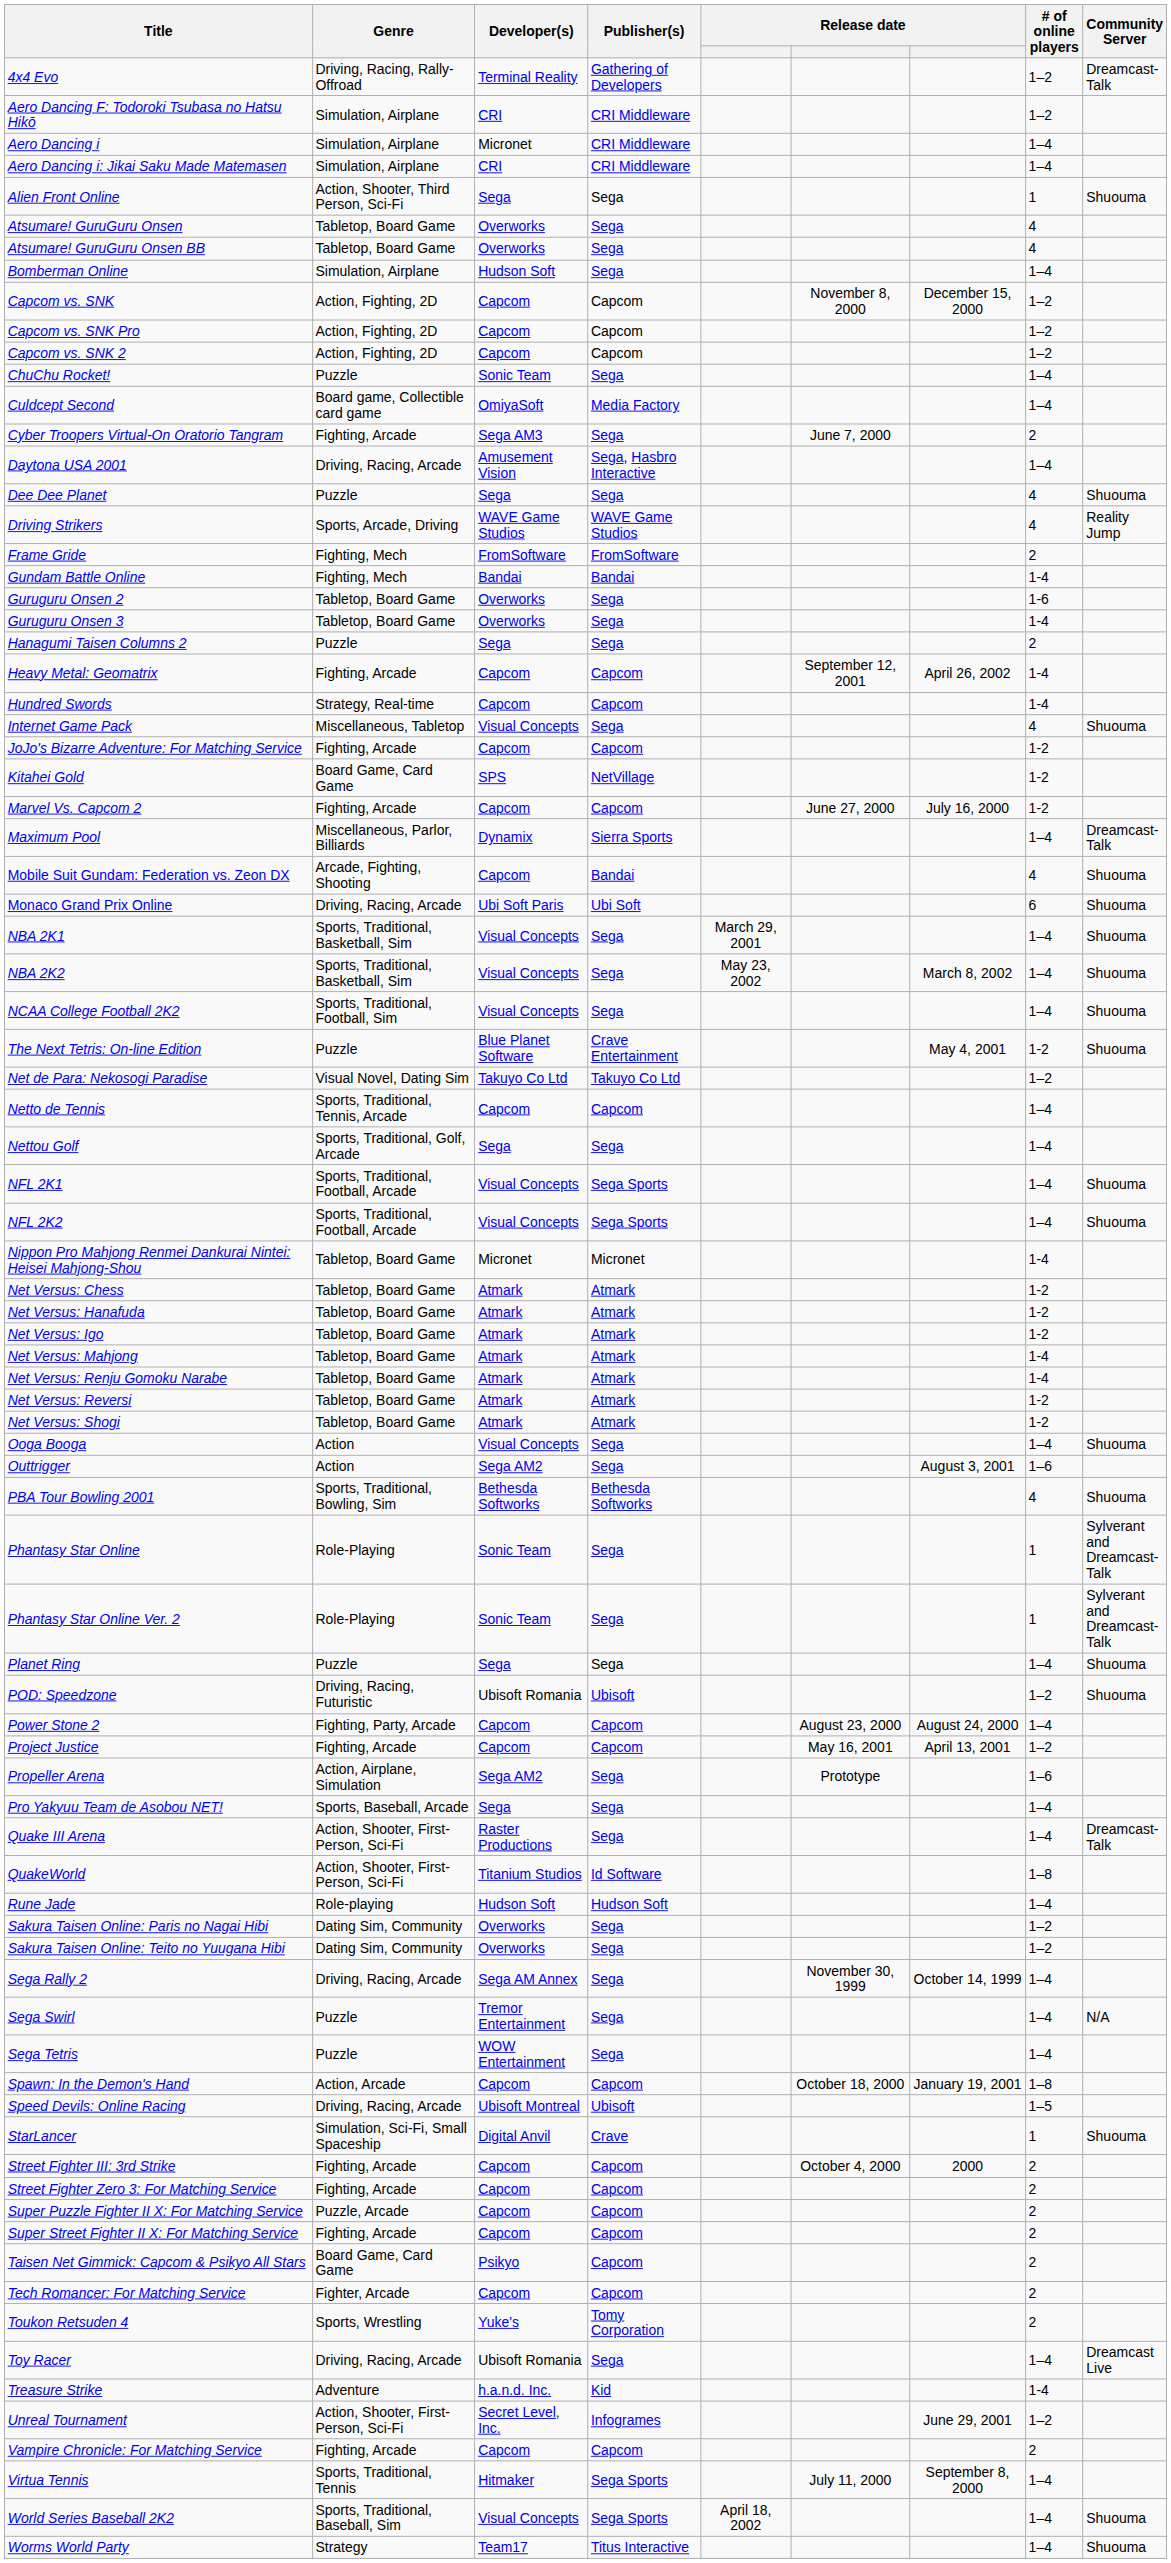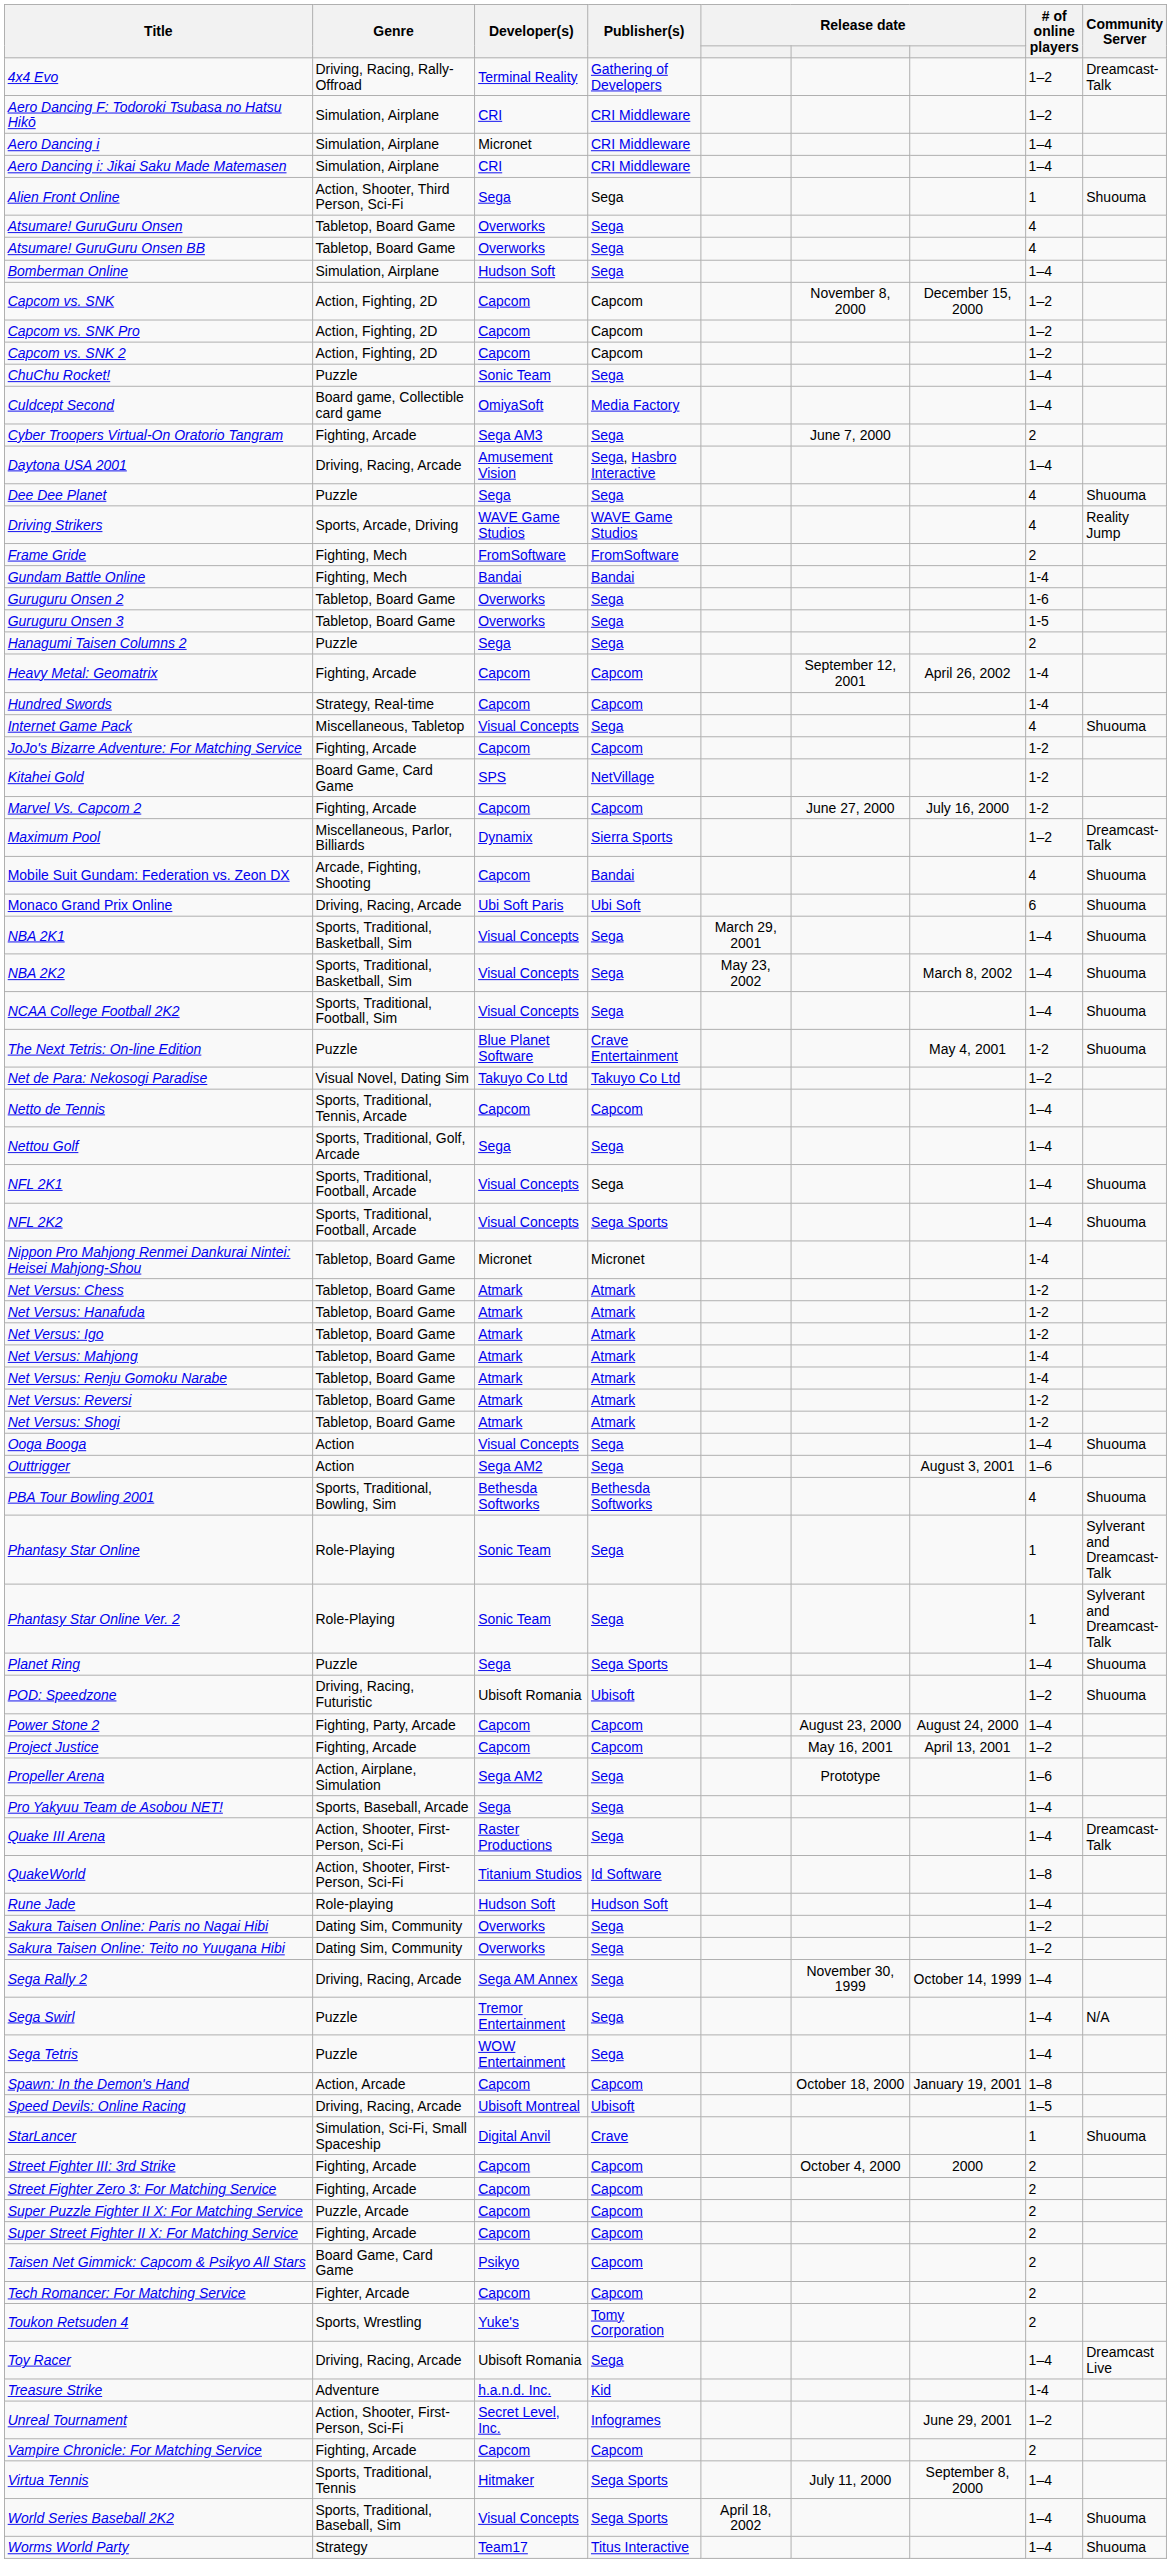(1039, 621) 1-4 -> (1039, 621) 1-5
(1040, 838) 1–4 -> (1040, 838) 1–2
(629, 1184) Sega Sports -> (607, 1184) Sega
(607, 1665) Sega -> (629, 1665) Sega Sports
